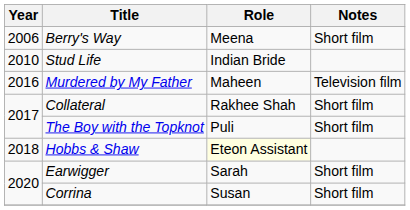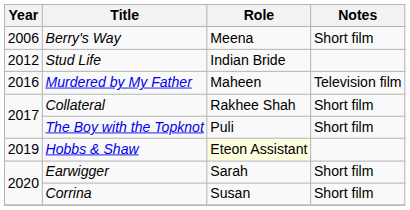(23, 60) 2010 -> (23, 60) 2012
(23, 149) 2018 -> (23, 149) 2019
